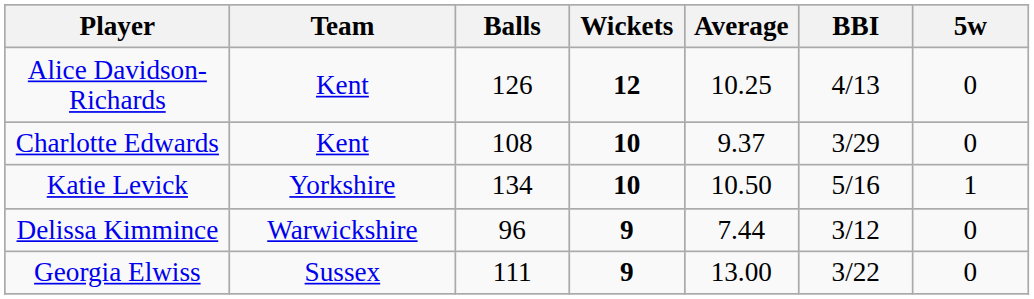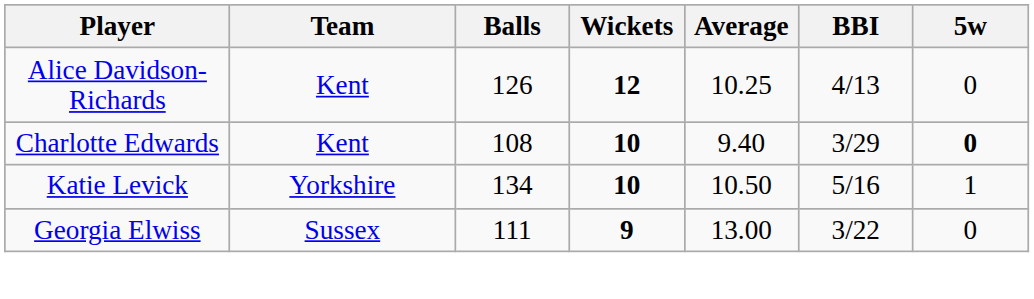(741, 142) 9.37 -> (741, 142) 9.40
(970, 142) normal -> (970, 142) bold
- row: (117, 229)
